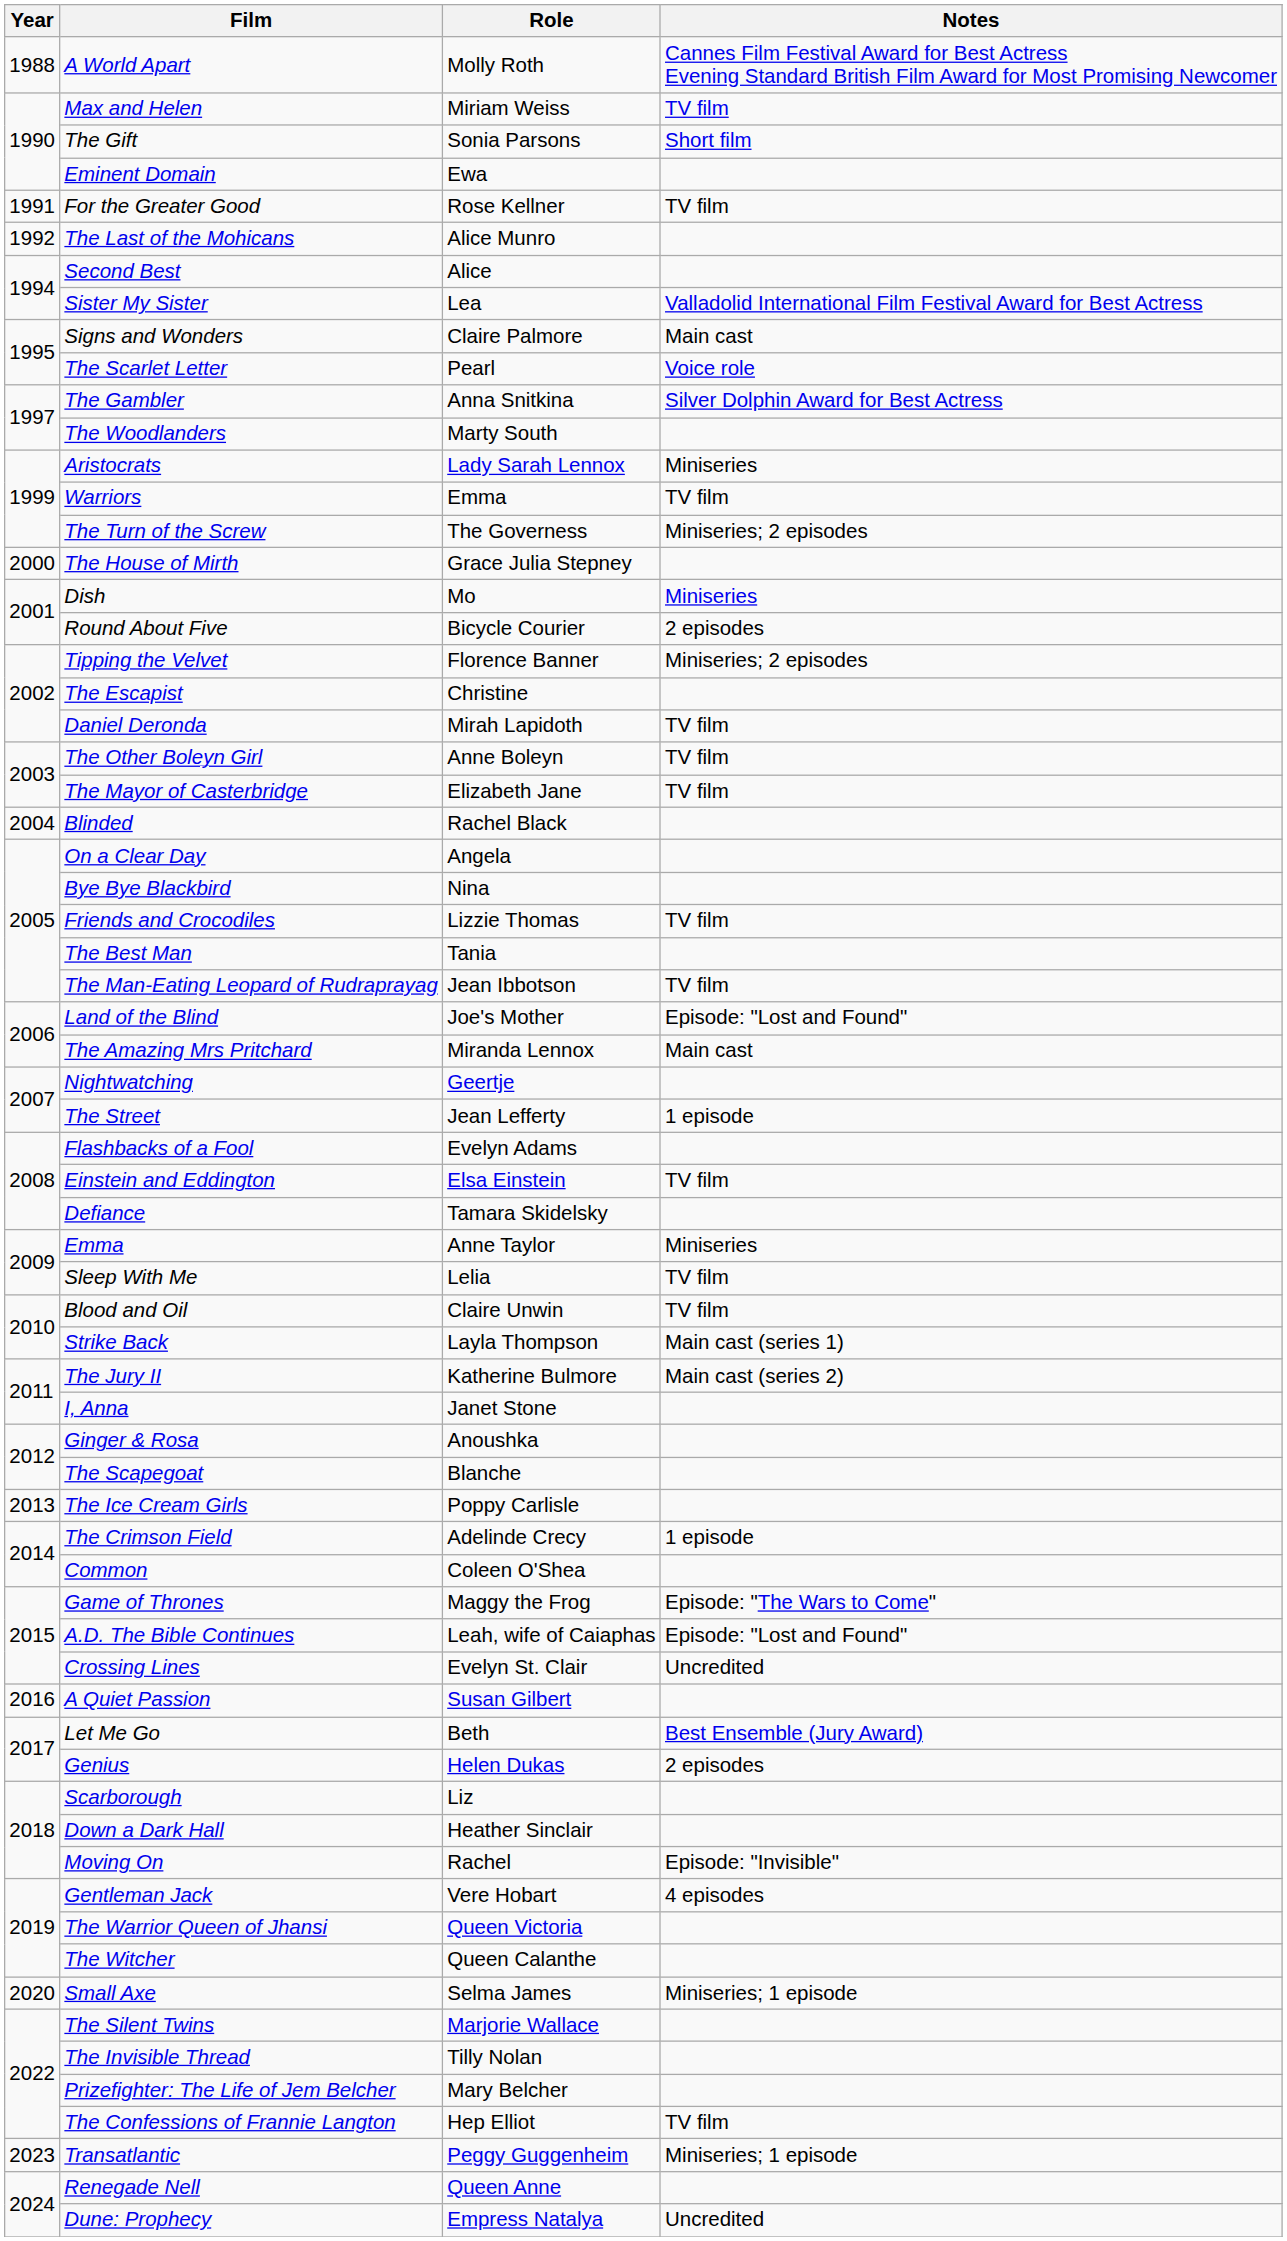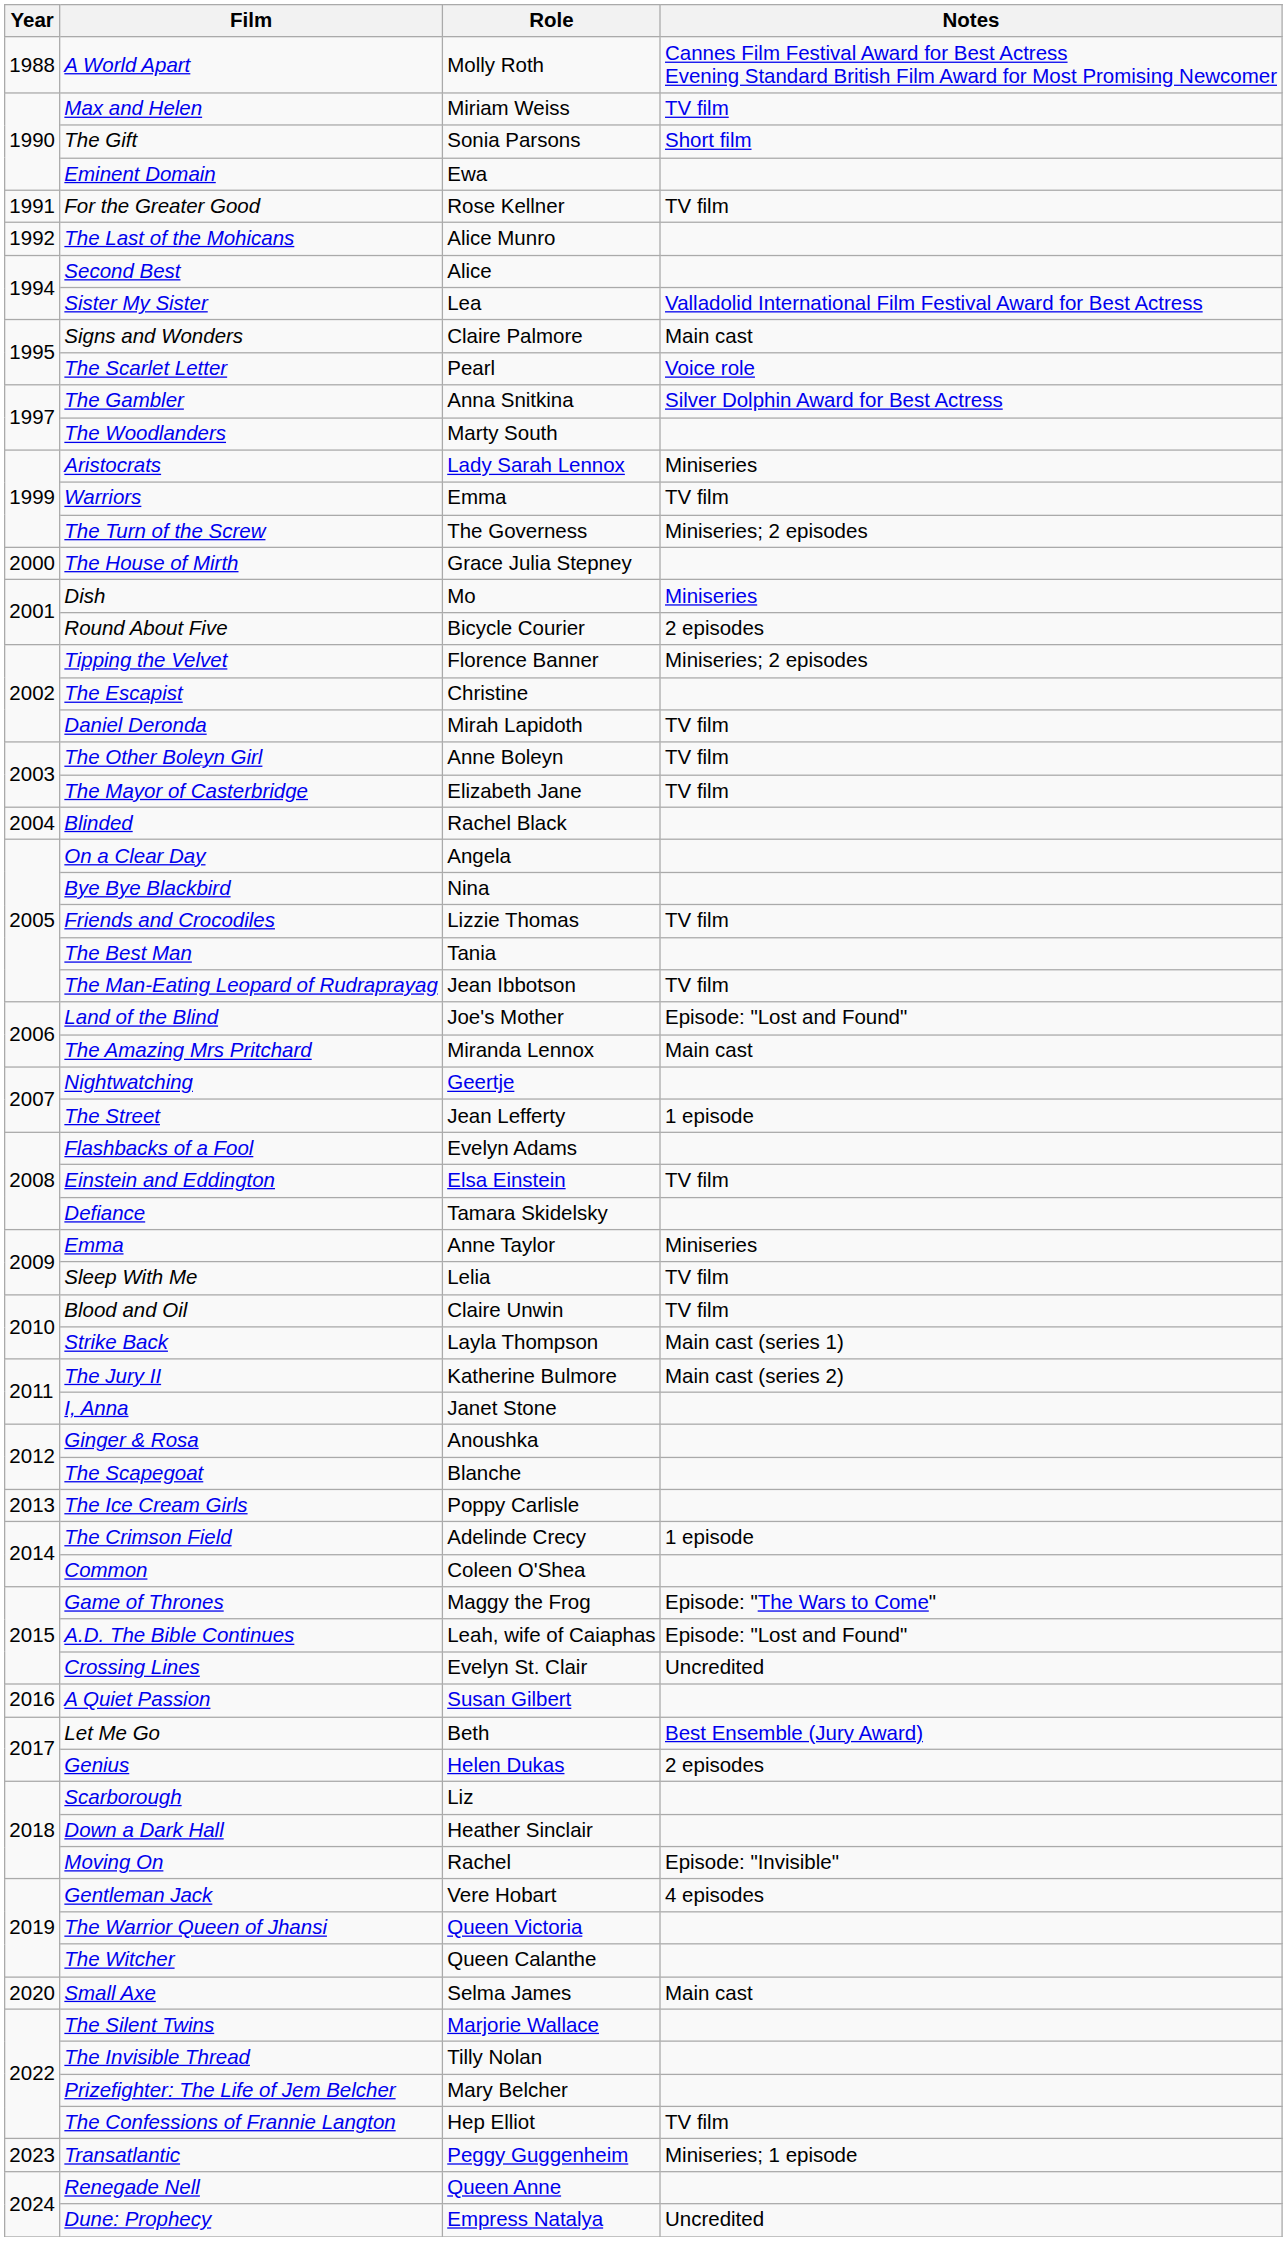(761, 1992) Miniseries; 1 episode -> (709, 1992) Main cast
